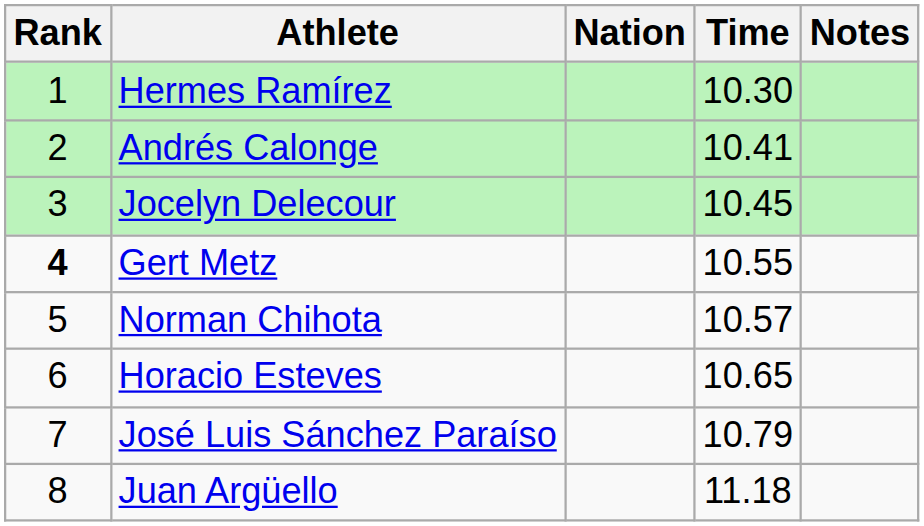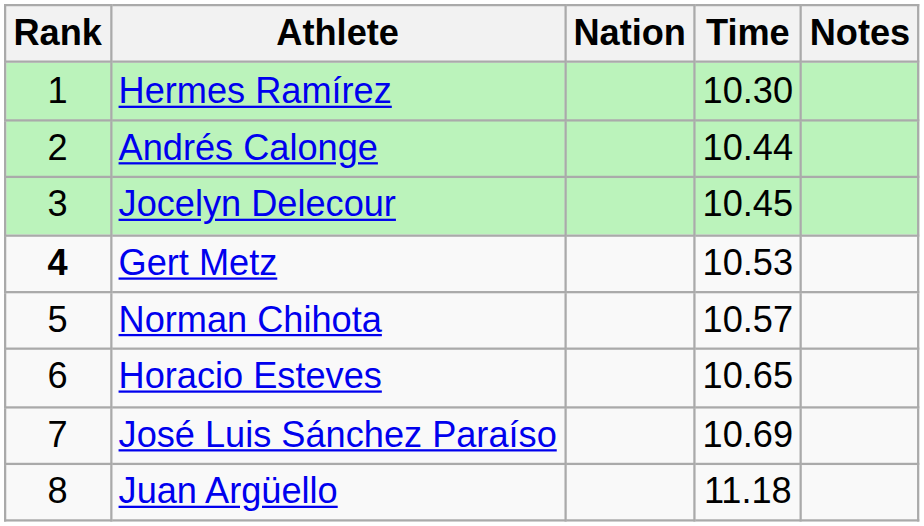(748, 147) 10.41 -> (748, 147) 10.44
(748, 262) 10.55 -> (748, 262) 10.53
(748, 434) 10.79 -> (748, 434) 10.69
